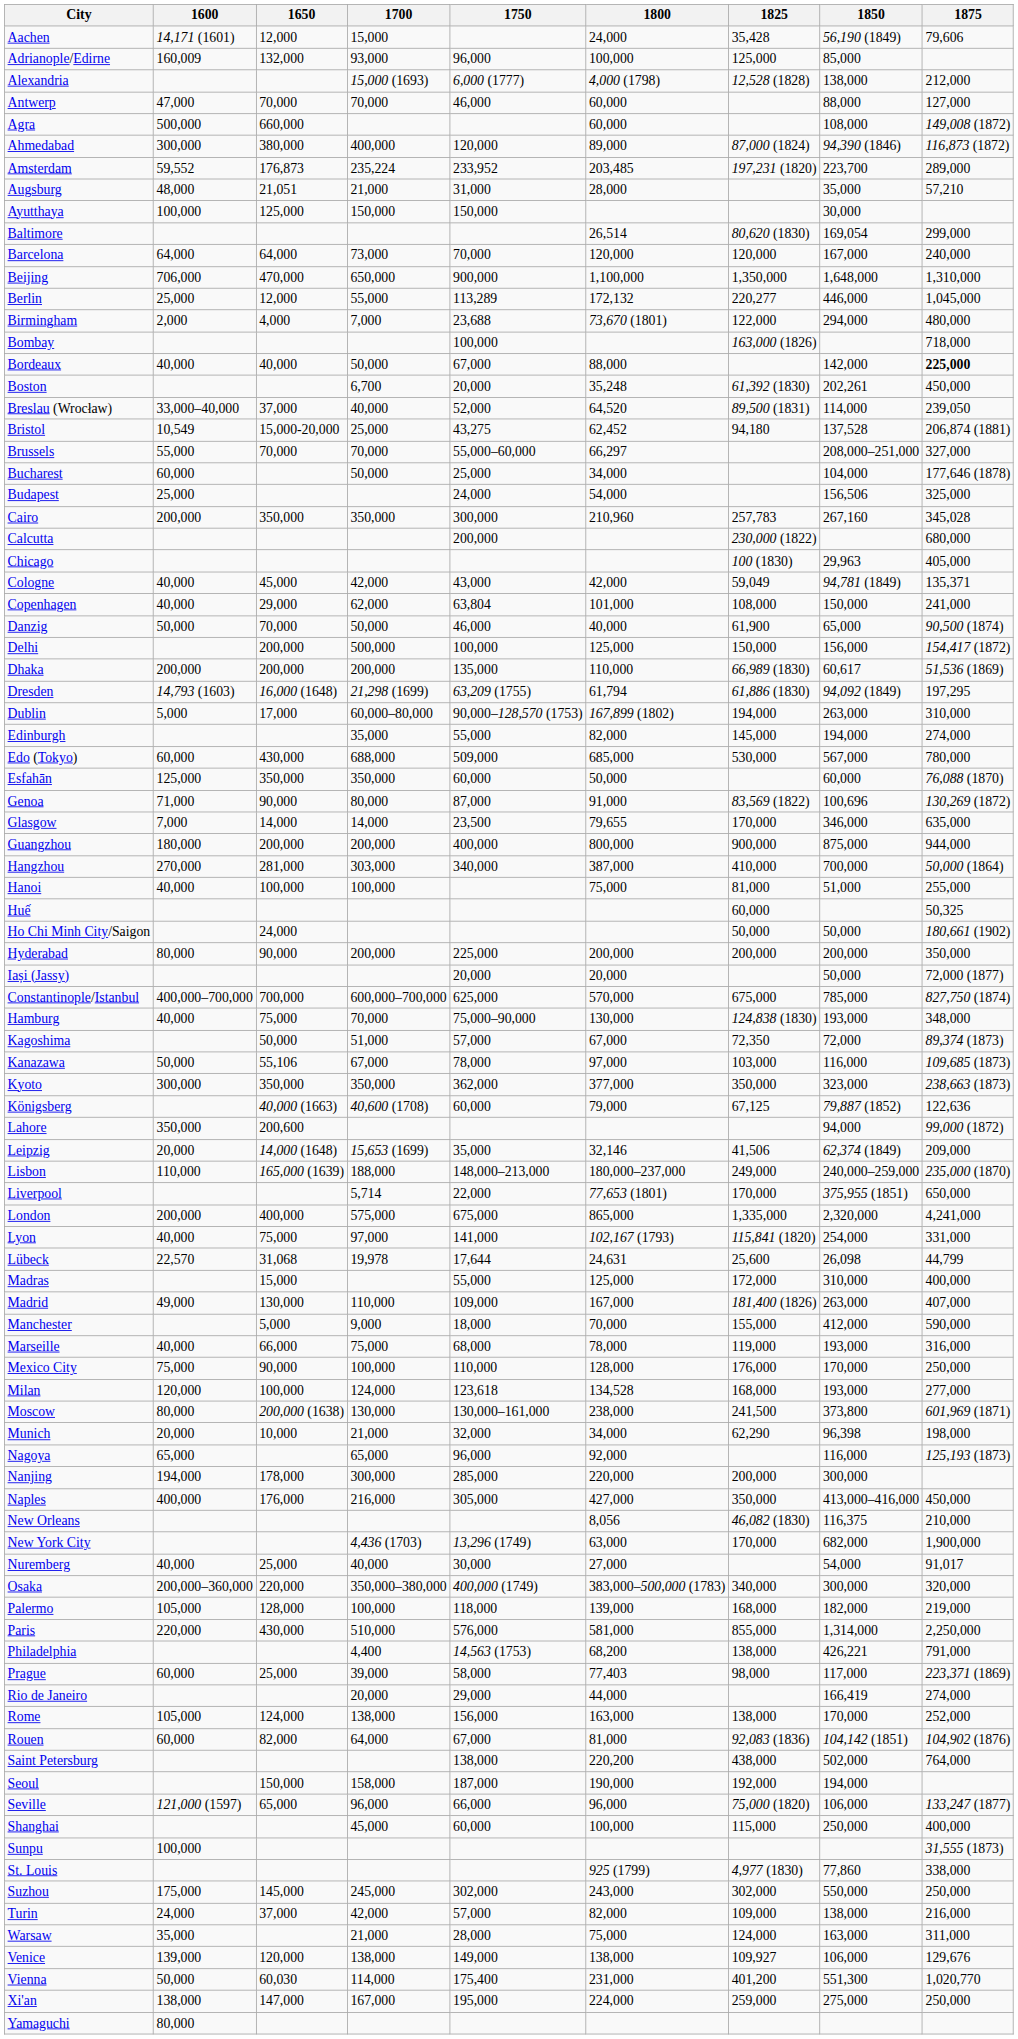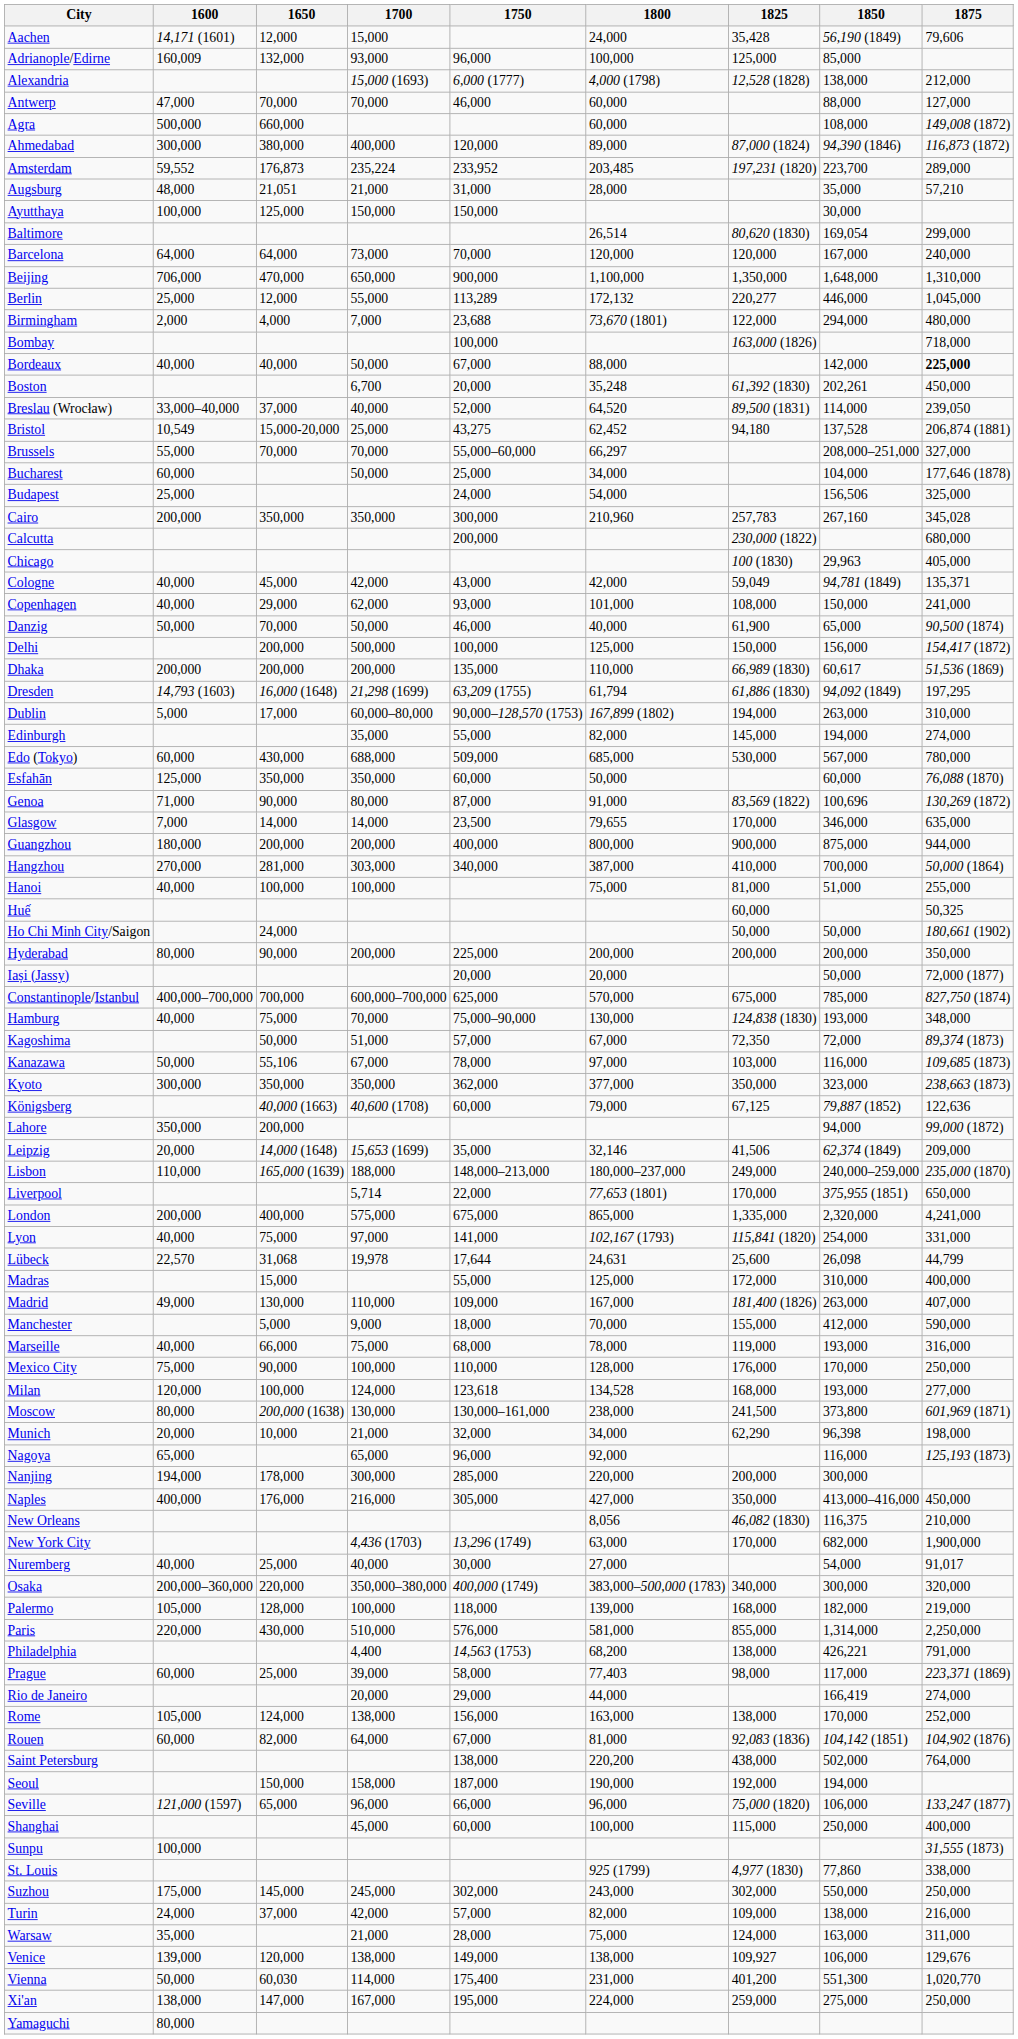(472, 604) 63,804 -> (472, 604) 93,000
(282, 1128) 200,600 -> (282, 1128) 200,000
